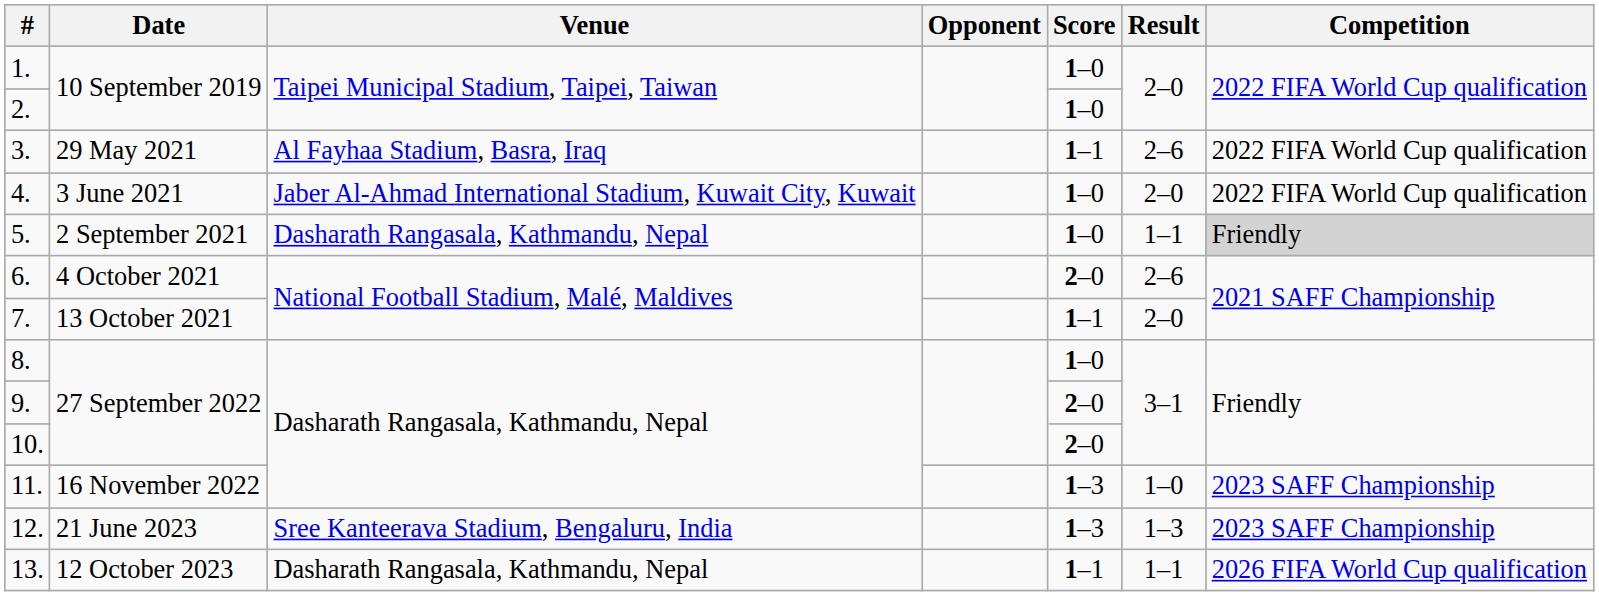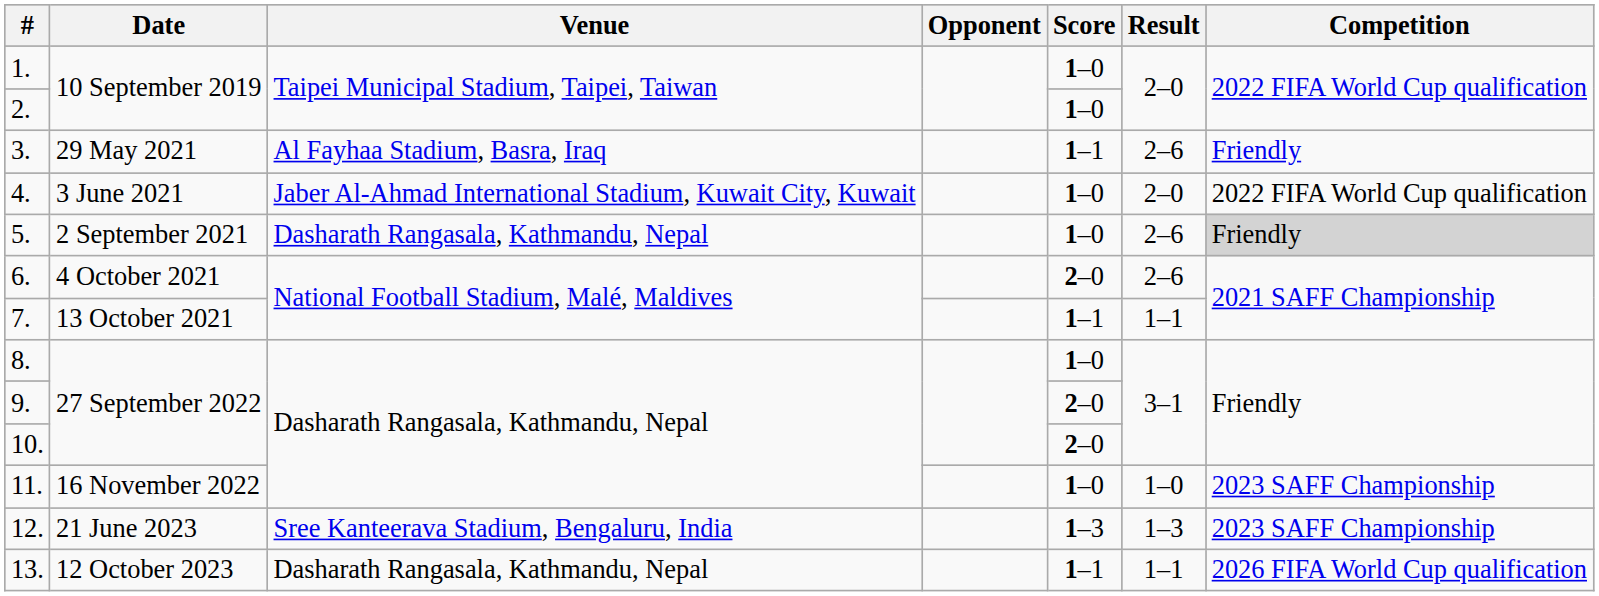(1399, 151) 2022 FIFA World Cup qualification -> (1256, 151) Friendly
(1164, 234) 1–1 -> (1164, 234) 2–6
(1164, 318) 2–0 -> (1164, 318) 1–1
(1084, 485) 1–3 -> (1084, 485) 1–0
